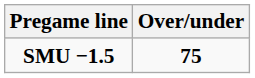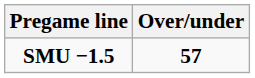(191, 55) 75 -> (191, 55) 57
